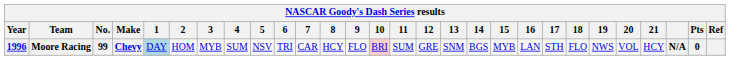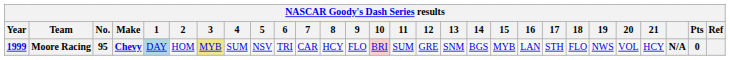(17, 47) 1996 -> (17, 47) 1999
(103, 47) 99 -> (103, 47) 95
(210, 47) no background -> (210, 47) khaki background
